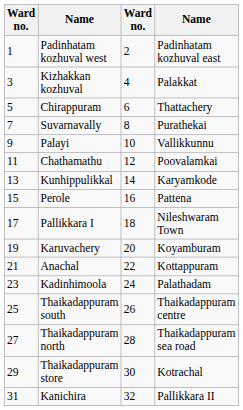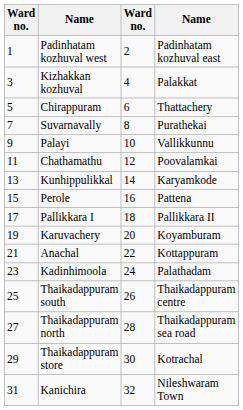(188, 223) Nileshwaram Town -> (186, 216) Pallikkara II
(186, 396) Pallikkara II -> (188, 390) Nileshwaram Town
